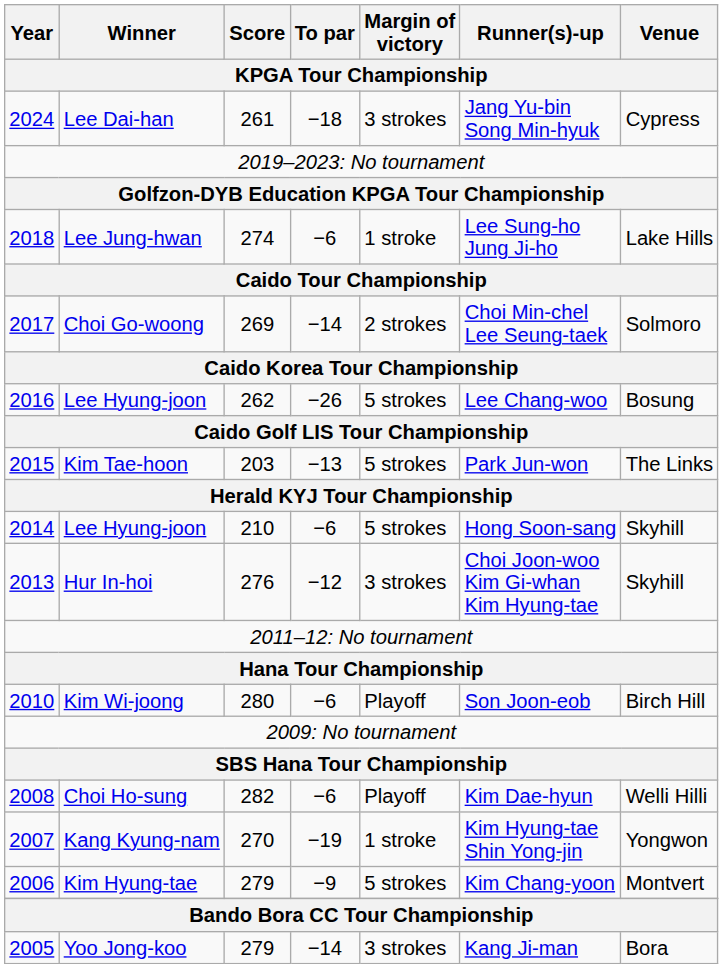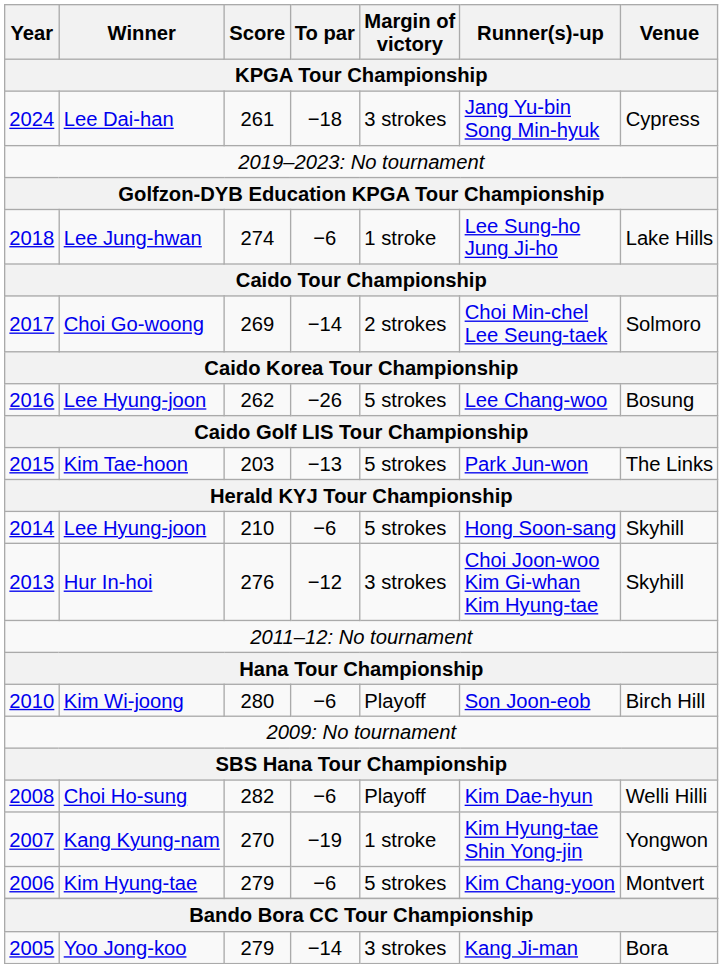(325, 883) −9 -> (325, 883) −6
